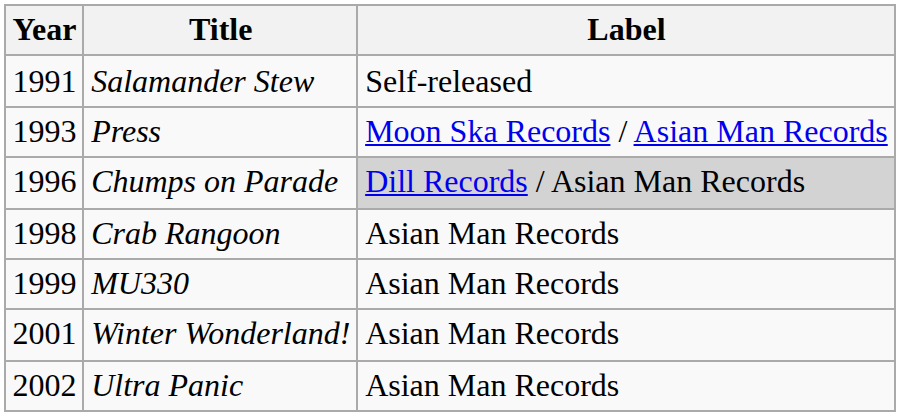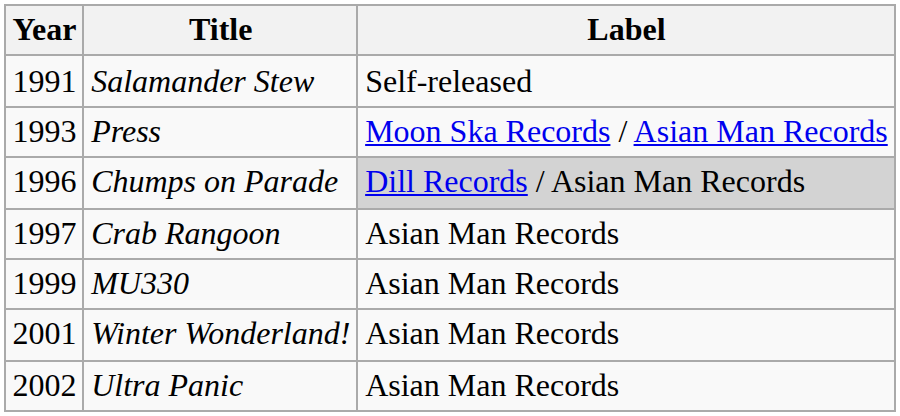(44, 232) 1998 -> (44, 232) 1997
